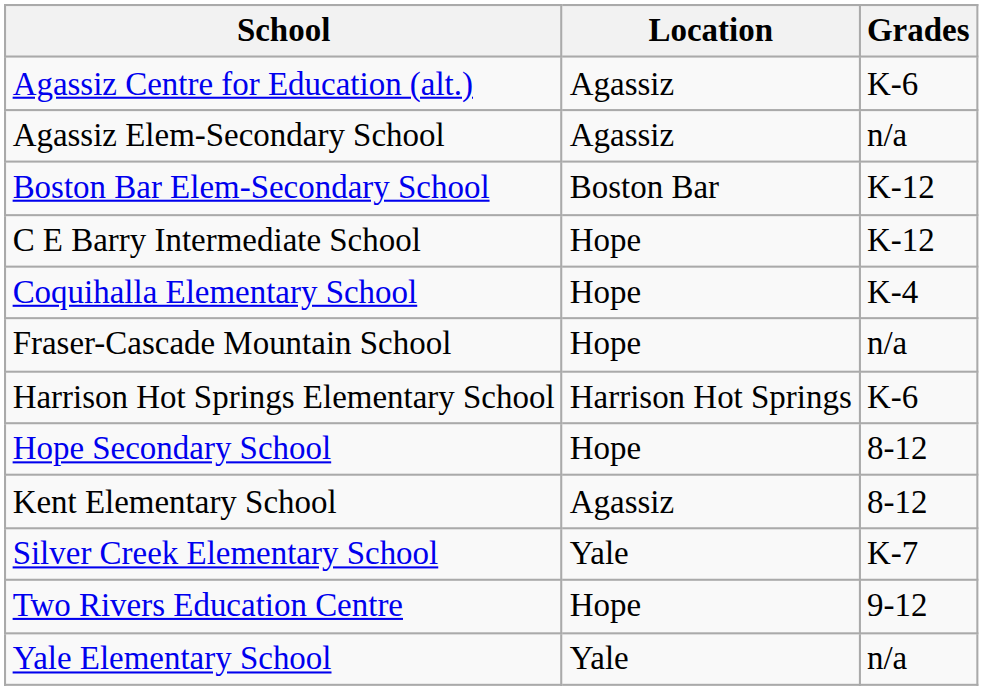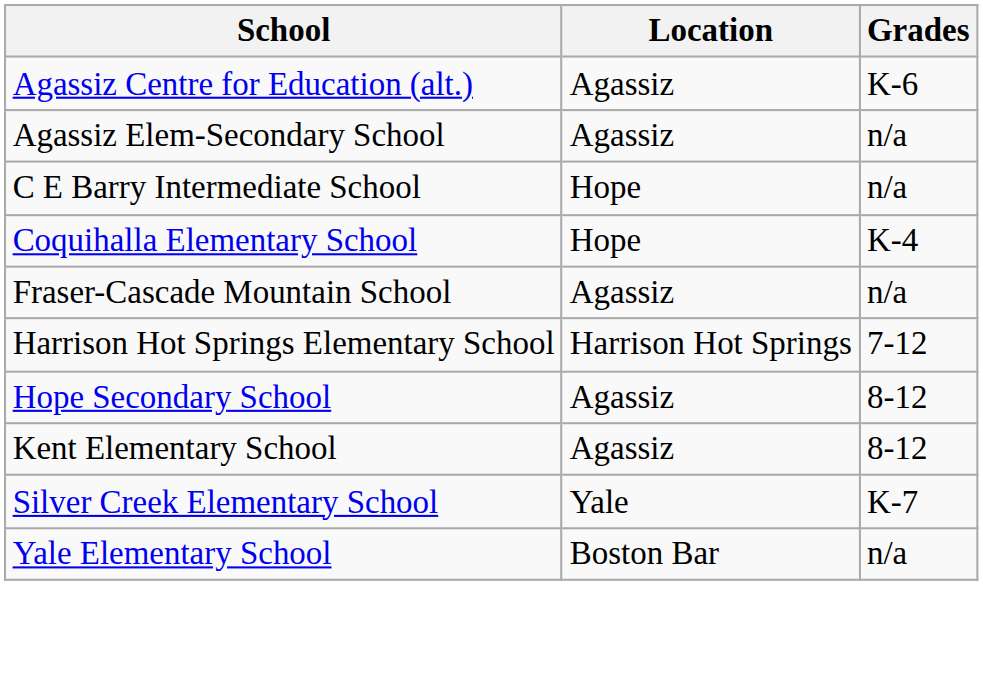- row: (251, 187)
(901, 239) K-12 -> (887, 187) n/a
(605, 344) Hope -> (622, 291) Agassiz
(893, 396) K-6 -> (897, 344) 7-12
(605, 448) Hope -> (622, 396) Agassiz
- row: (208, 605)
(599, 657) Yale -> (644, 553) Boston Bar
